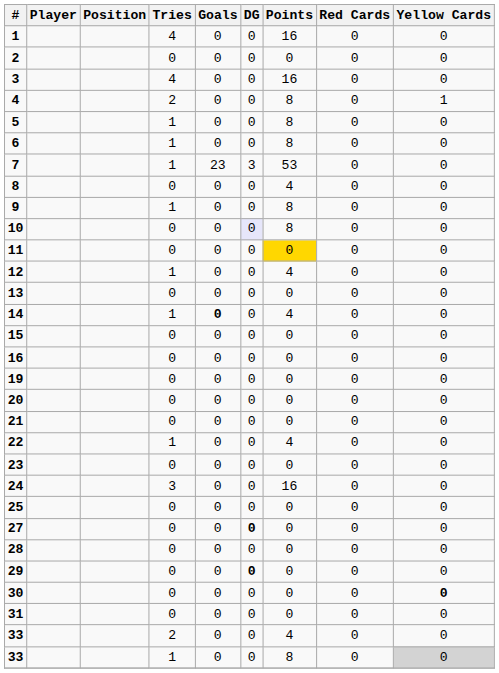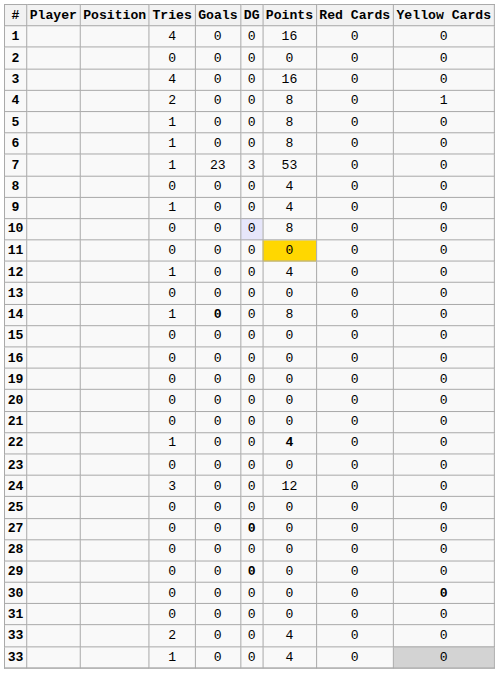(289, 208) 8 -> (289, 208) 4
(289, 315) 4 -> (289, 315) 8
(289, 443) normal -> (289, 443) bold
(289, 486) 16 -> (289, 486) 12
(289, 657) 8 -> (289, 657) 4
